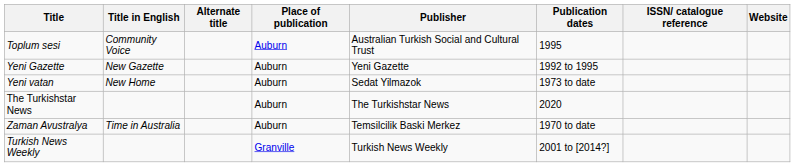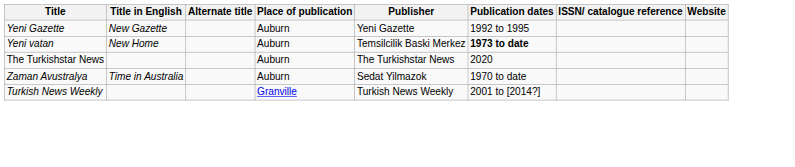- row: (33, 45)
(386, 83) Sedat Yilmazok -> (411, 44) Temsilcilik Baski Merkez
(567, 83) normal -> (499, 44) bold
(406, 126) Temsilcilik Baski Merkez -> (392, 76) Sedat Yilmazok
